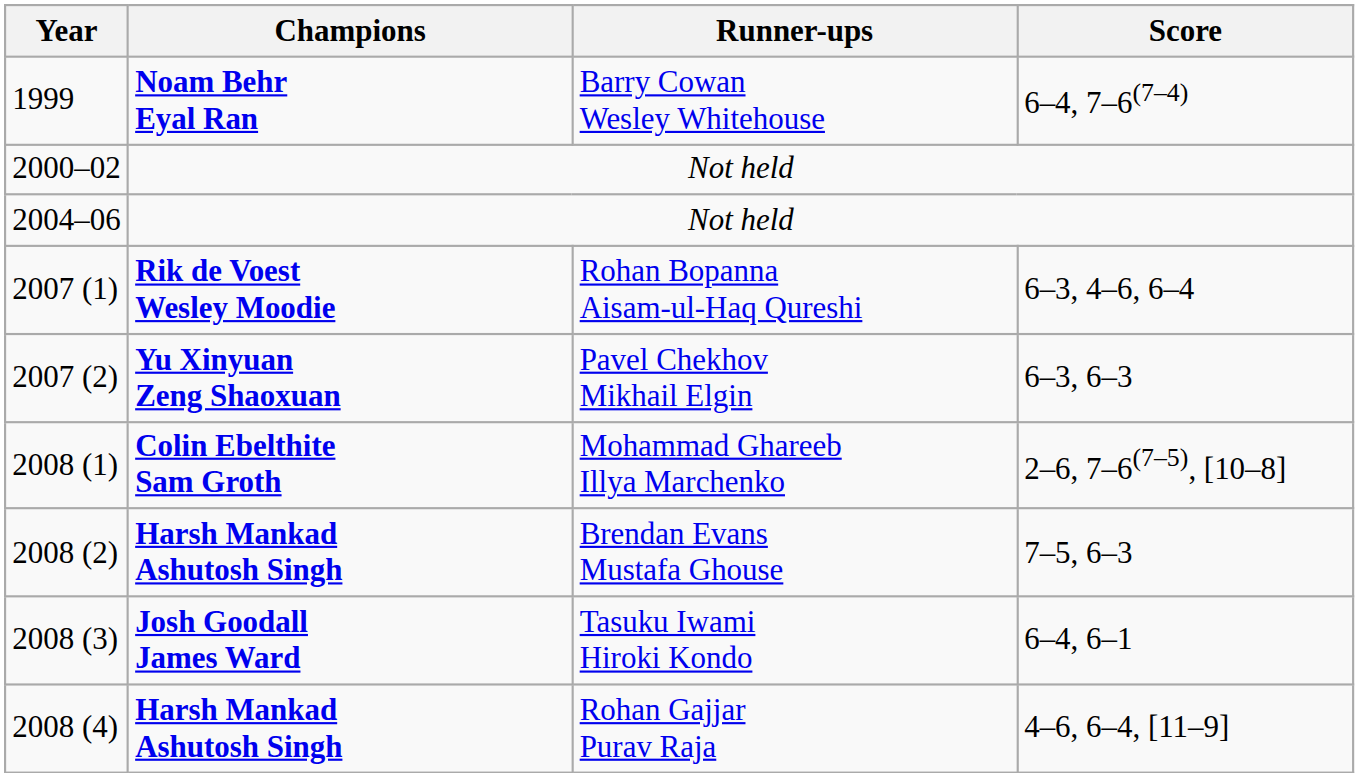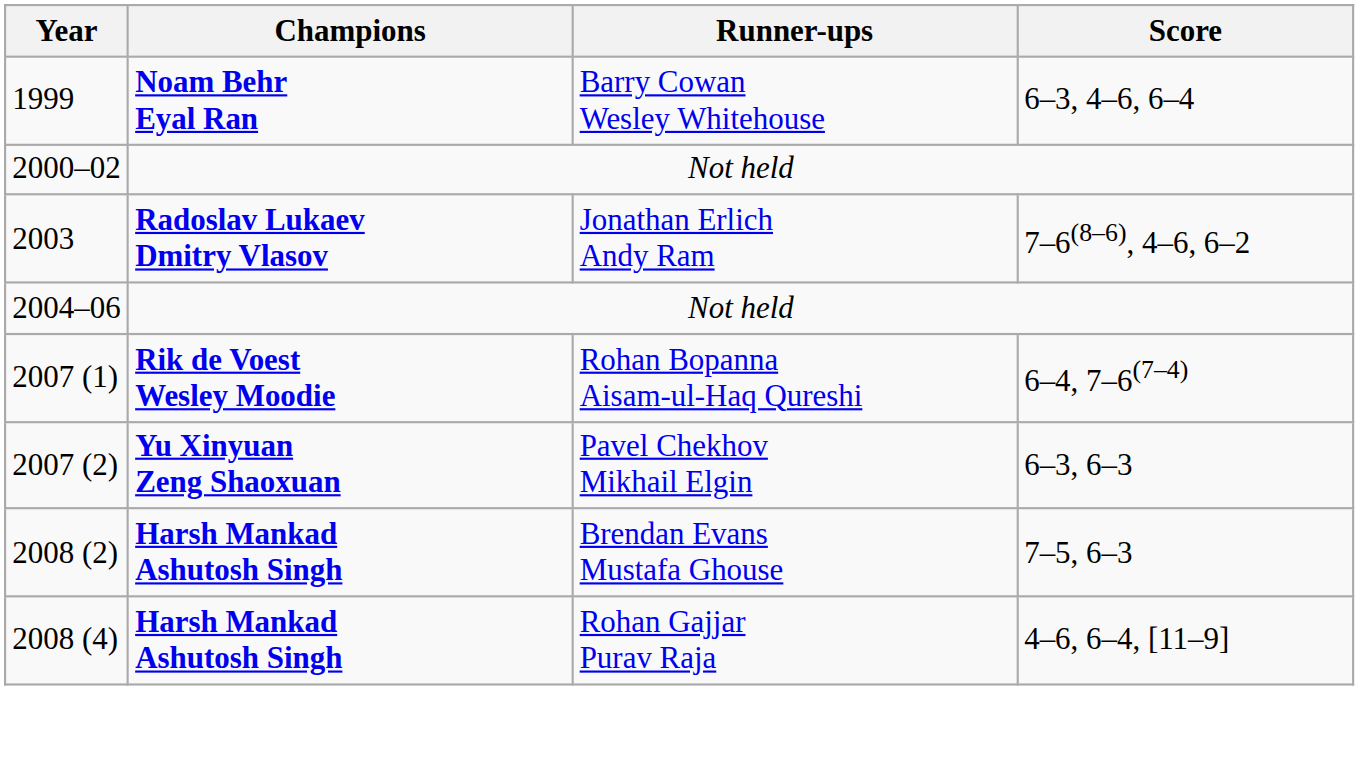(1106, 99) 6–4, 7–6(7–4) -> (1109, 99) 6–3, 4–6, 6–4
+ row: (43, 238)
(1109, 289) 6–3, 4–6, 6–4 -> (1106, 377) 6–4, 7–6(7–4)
- row: (65, 464)
- row: (65, 639)
